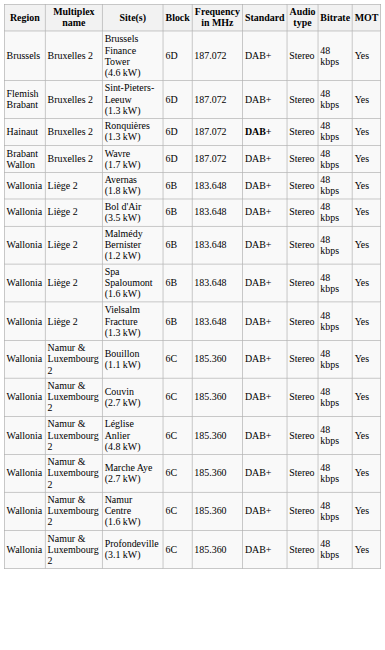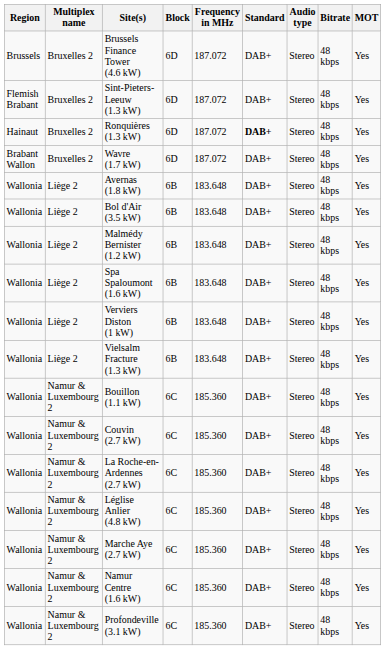+ row: (121, 321)
+ row: (132, 473)
